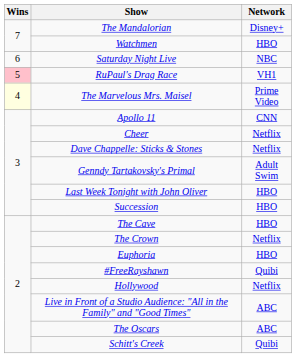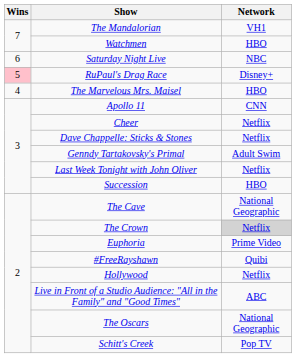(267, 28) Disney+ -> (256, 28) VH1
(267, 75) VH1 -> (256, 75) Disney+
(18, 96) lightyellow background -> (18, 91) no background
(267, 96) Prime Video -> (256, 91) HBO
(267, 192) HBO -> (256, 169) Netflix
(267, 223) HBO -> (256, 206) National Geographic
(267, 239) no background -> (256, 228) lightgrey background
(267, 254) HBO -> (256, 243) Prime Video
(267, 329) ABC -> (256, 323) National Geographic
(267, 344) Quibi -> (256, 344) Pop TV
